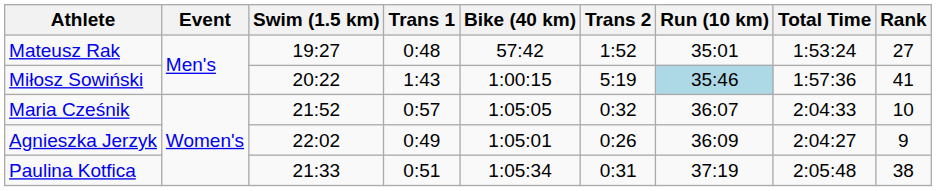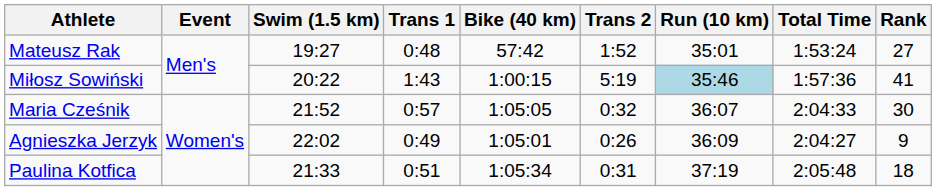(903, 110) 10 -> (903, 110) 30
(903, 170) 38 -> (903, 170) 18
